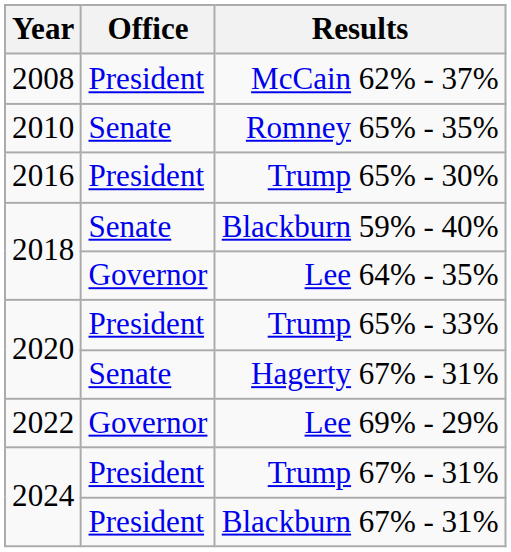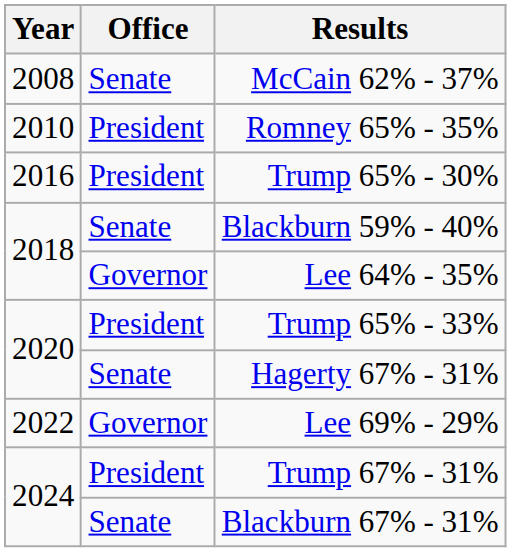(146, 78) President -> (130, 78) Senate
(130, 127) Senate -> (146, 127) President
(146, 521) President -> (130, 521) Senate
